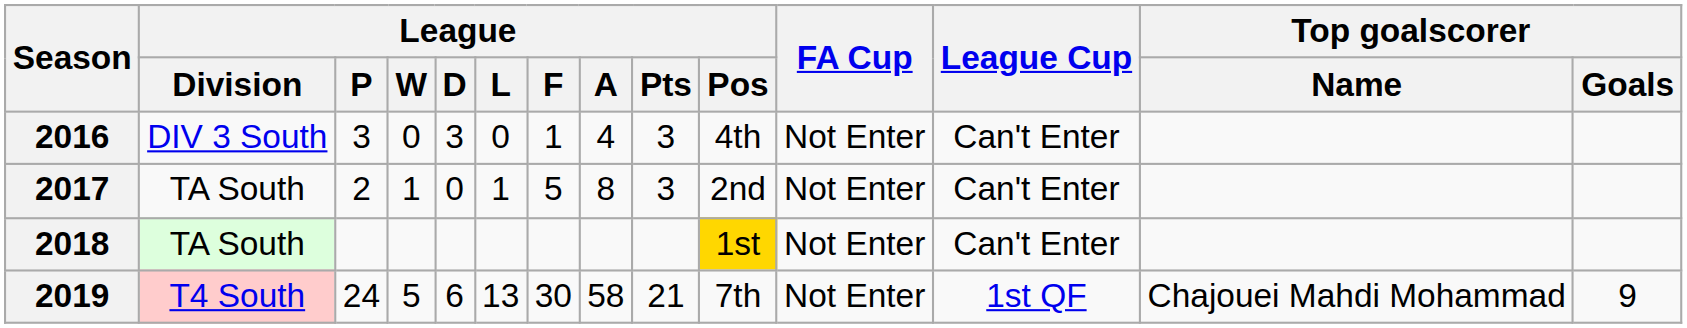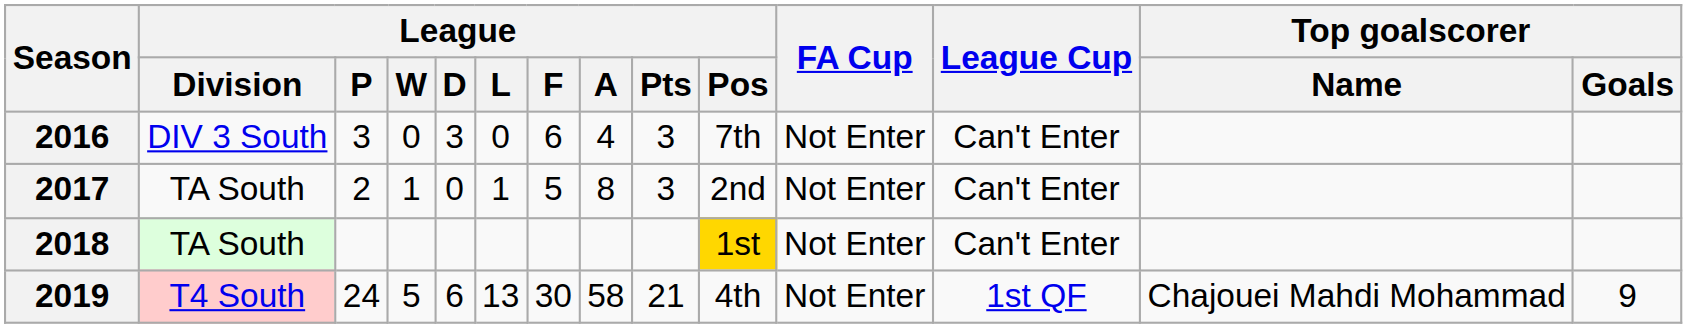(553, 137) 1 -> (553, 137) 6
(738, 137) 4th -> (738, 137) 7th
(738, 296) 7th -> (738, 296) 4th
